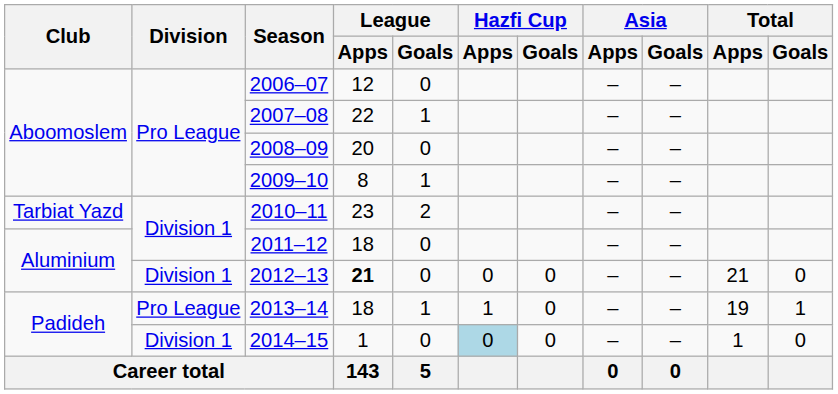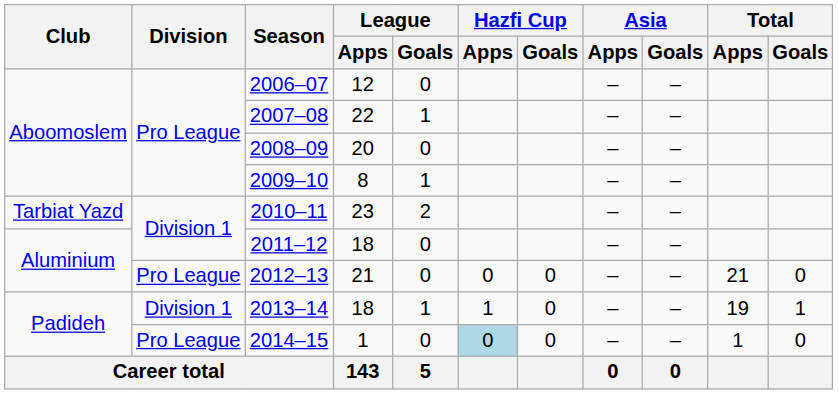(188, 276) Division 1 -> (188, 276) Pro League
(363, 276) bold -> (363, 276) normal
(188, 308) Pro League -> (188, 308) Division 1
(188, 340) Division 1 -> (188, 340) Pro League
